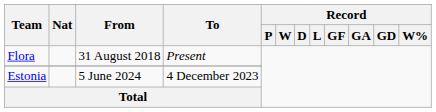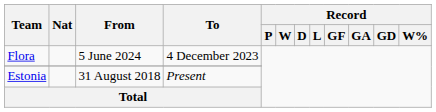(119, 55) 31 August 2018 -> (110, 55) 5 June 2024
(186, 55) Present -> (213, 55) 4 December 2023
(110, 76) 5 June 2024 -> (119, 76) 31 August 2018
(213, 76) 4 December 2023 -> (186, 76) Present
